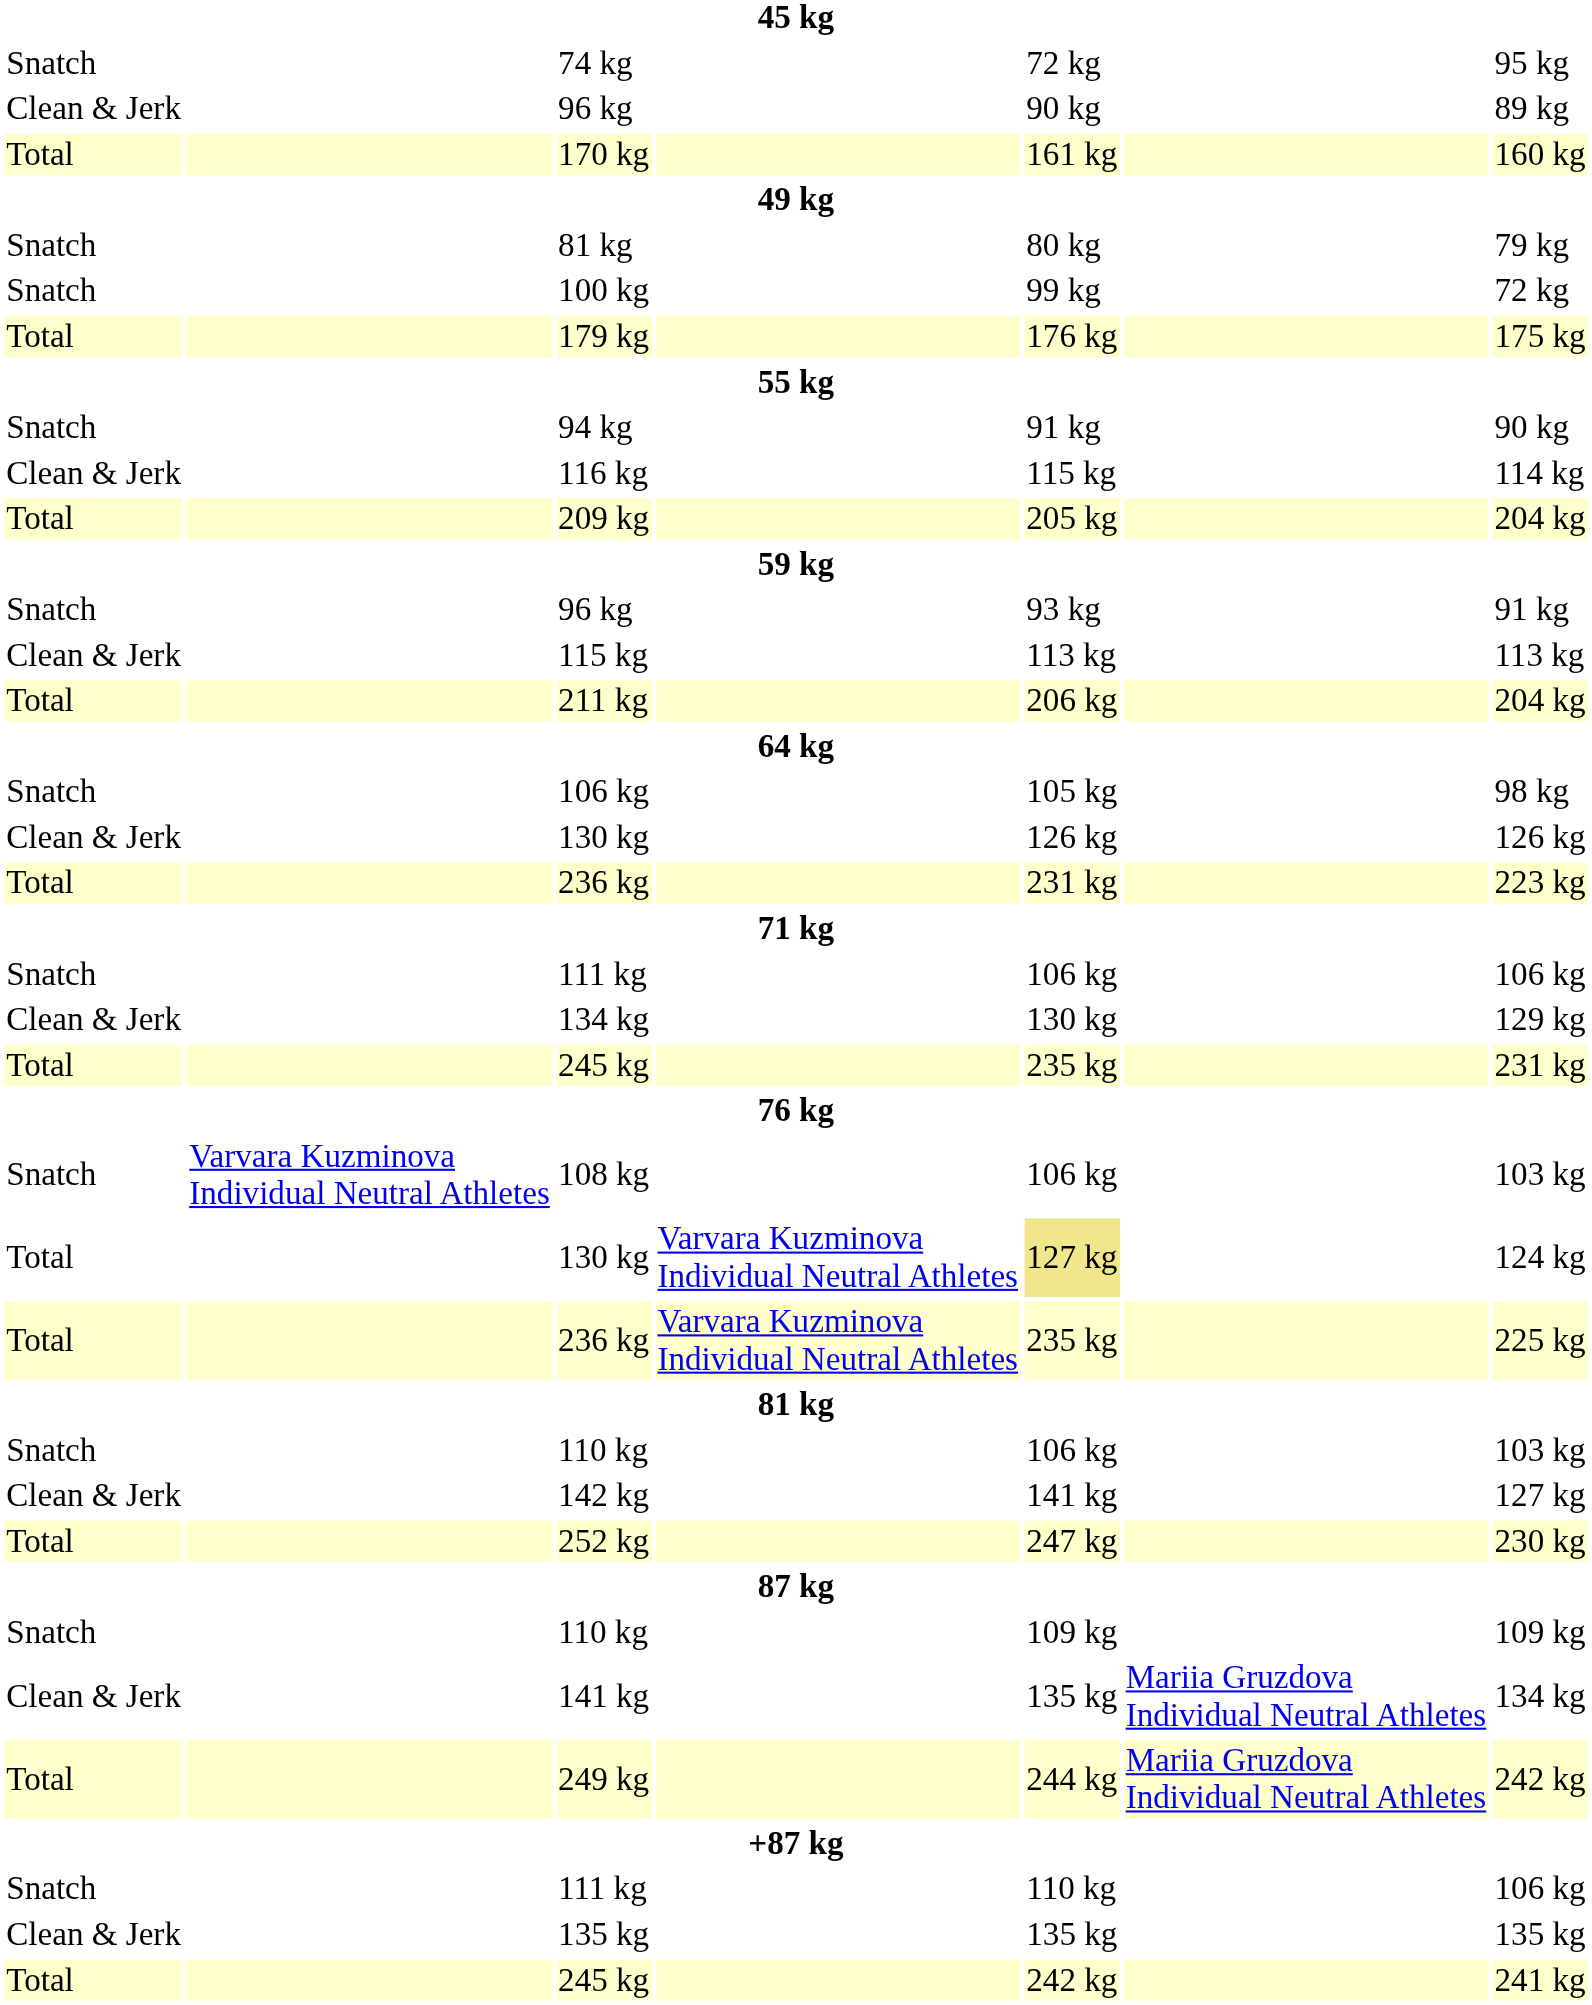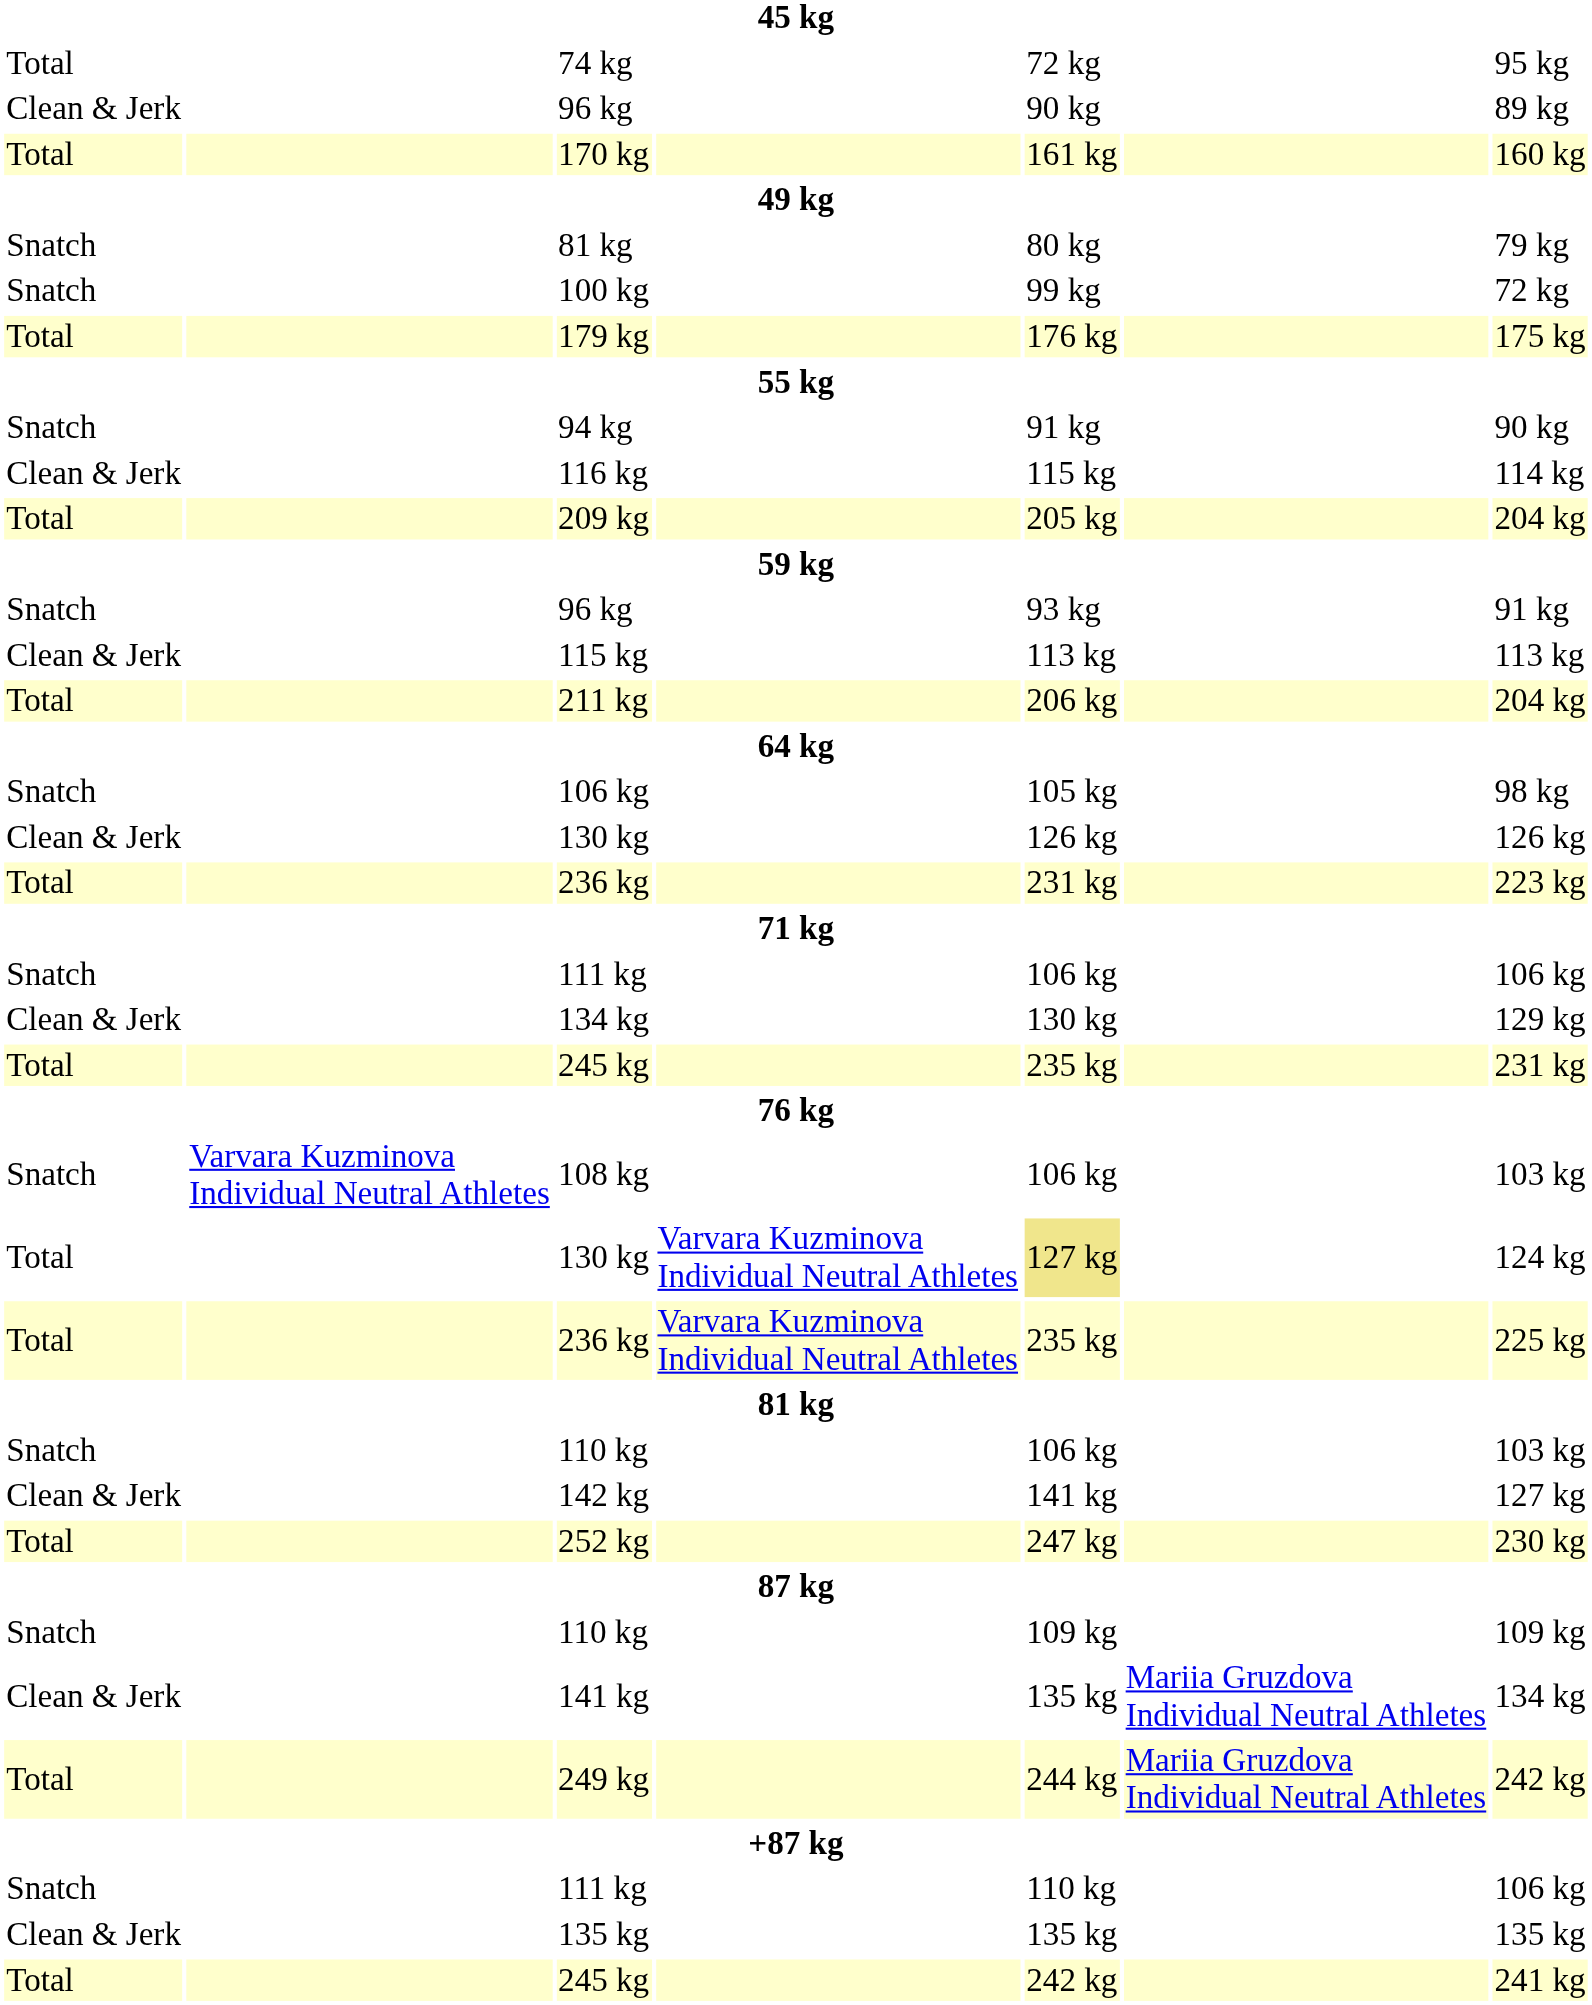(51, 62) Snatch -> (40, 62) Total
